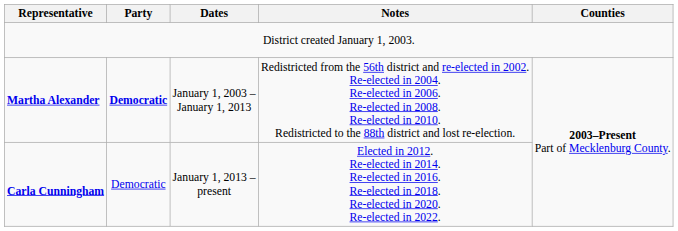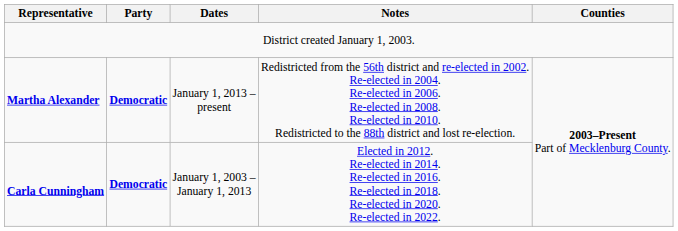(214, 100) January 1, 2003 – January 1, 2013 -> (214, 100) January 1, 2013 – present
(138, 184) normal -> (138, 184) bold
(214, 184) January 1, 2013 – present -> (214, 184) January 1, 2003 – January 1, 2013
